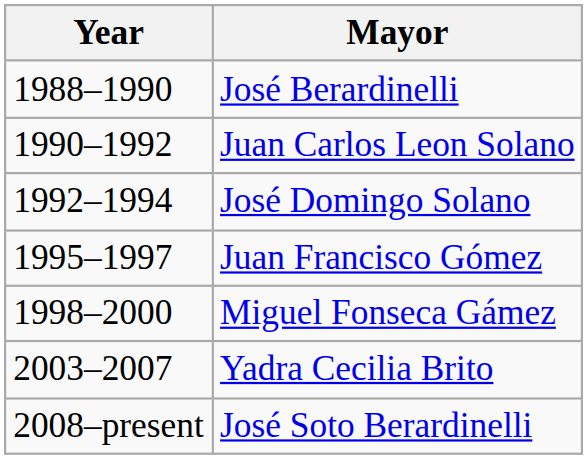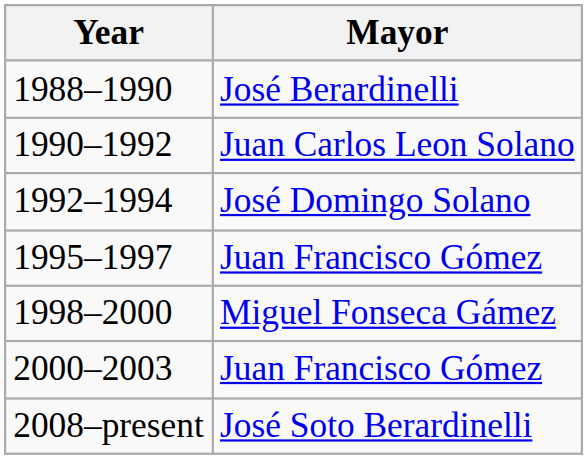+ row: (93, 369)
- row: (93, 369)
